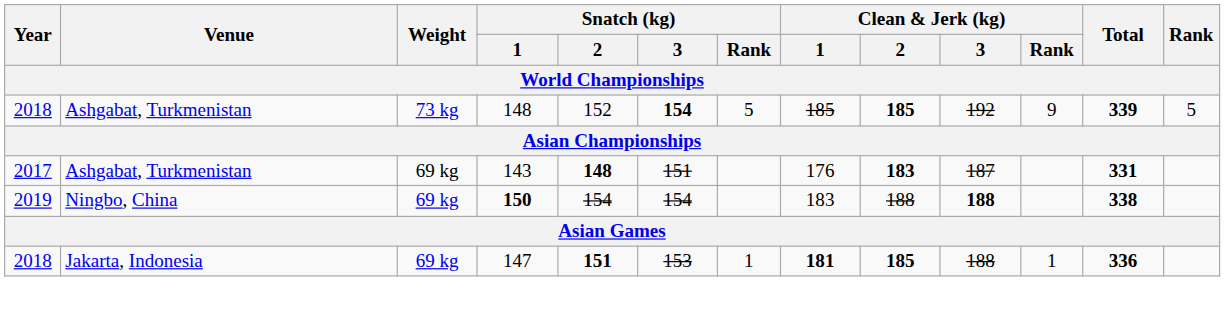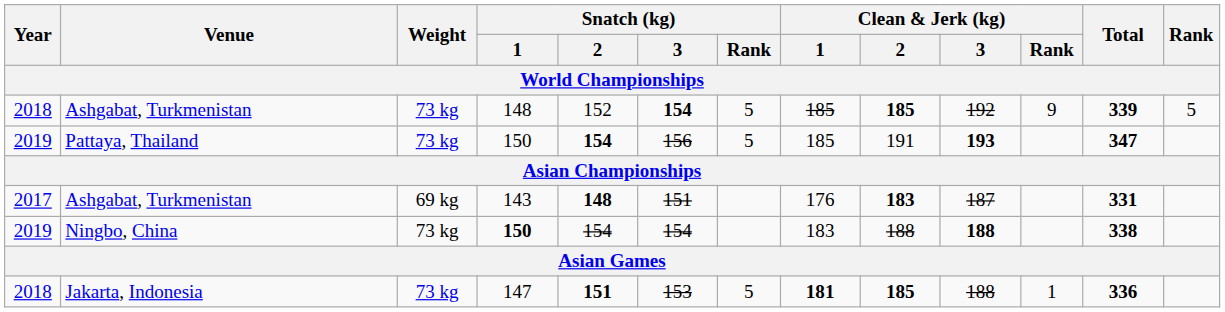+ row: (132, 140)
(437, 200) 69 kg -> (437, 230) 73 kg
(437, 261) 69 kg -> (437, 291) 73 kg
(749, 261) 1 -> (749, 291) 5
